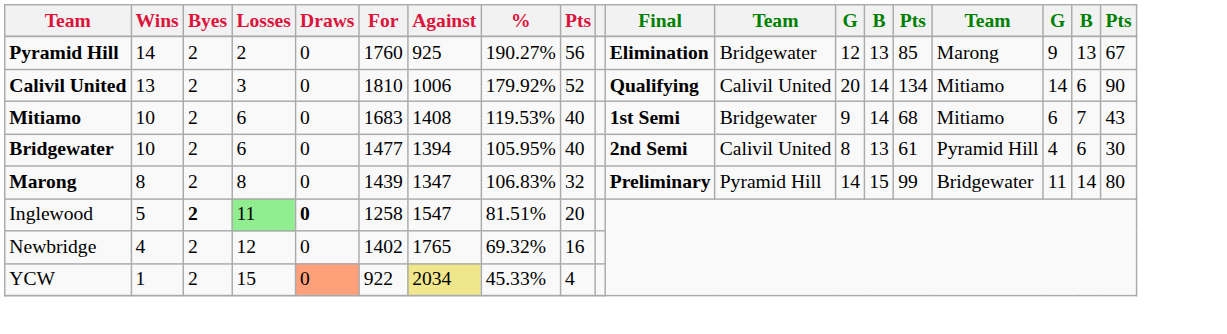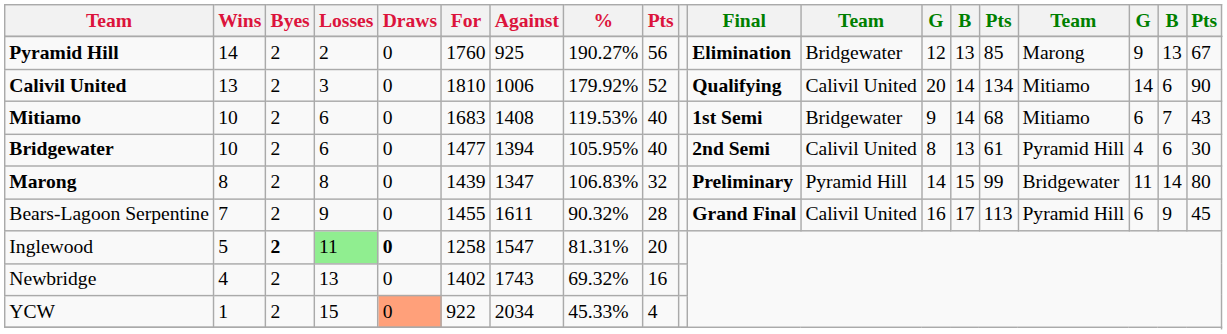+ row: (109, 214)
(516, 214) 81.51% -> (598, 246) 81.31%
(246, 246) 12 -> (329, 278) 13
(432, 246) 1765 -> (514, 278) 1743
(432, 278) khaki background -> (514, 311) no background
